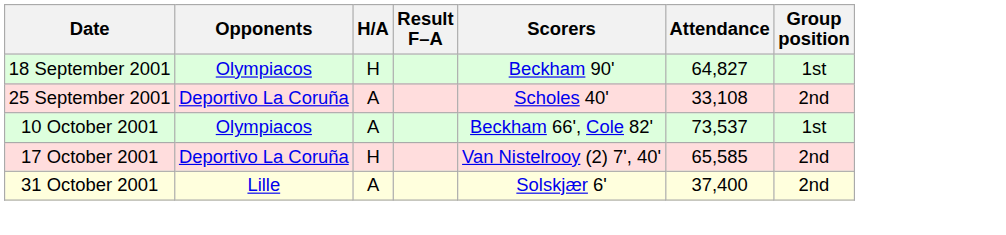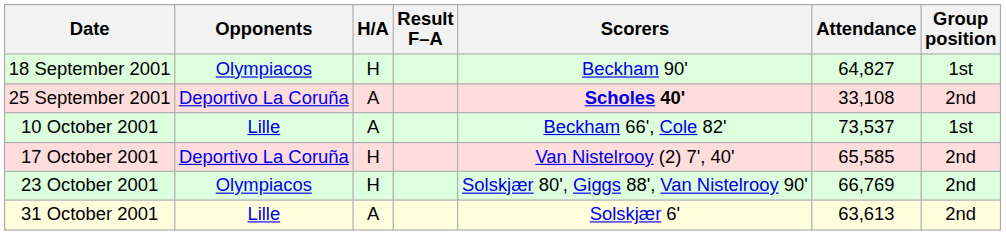(562, 98) normal -> (635, 98) bold
(264, 127) Olympiacos -> (264, 127) Lille
+ row: (90, 185)
(720, 185) 37,400 -> (866, 214) 63,613
